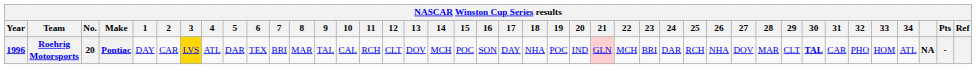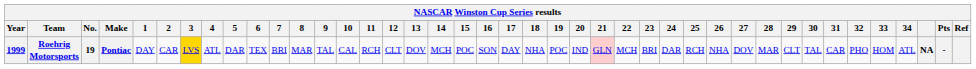(16, 50) 1996 -> (16, 50) 1999
(90, 50) 20 -> (90, 50) 19
(814, 50) bold -> (813, 50) normal
